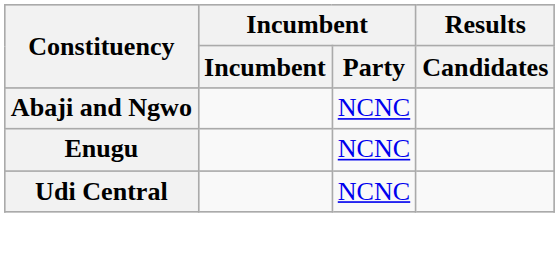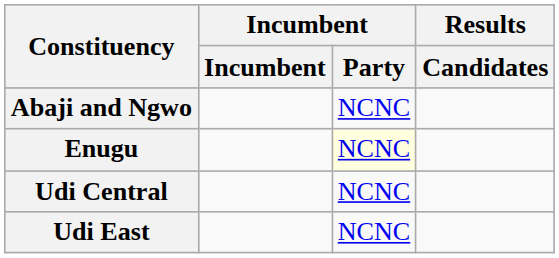(374, 149) no background -> (374, 149) lightyellow background
+ row: (101, 231)
